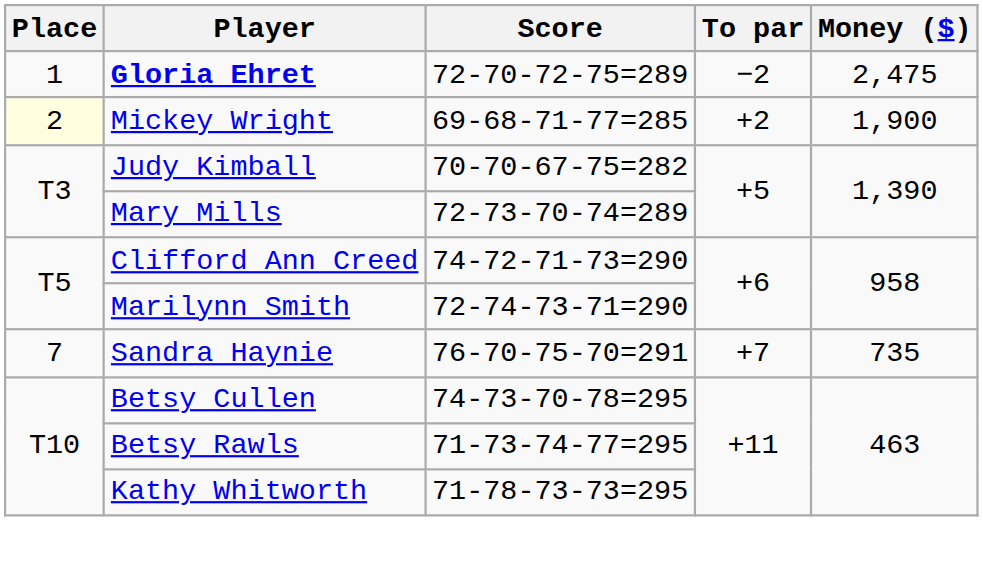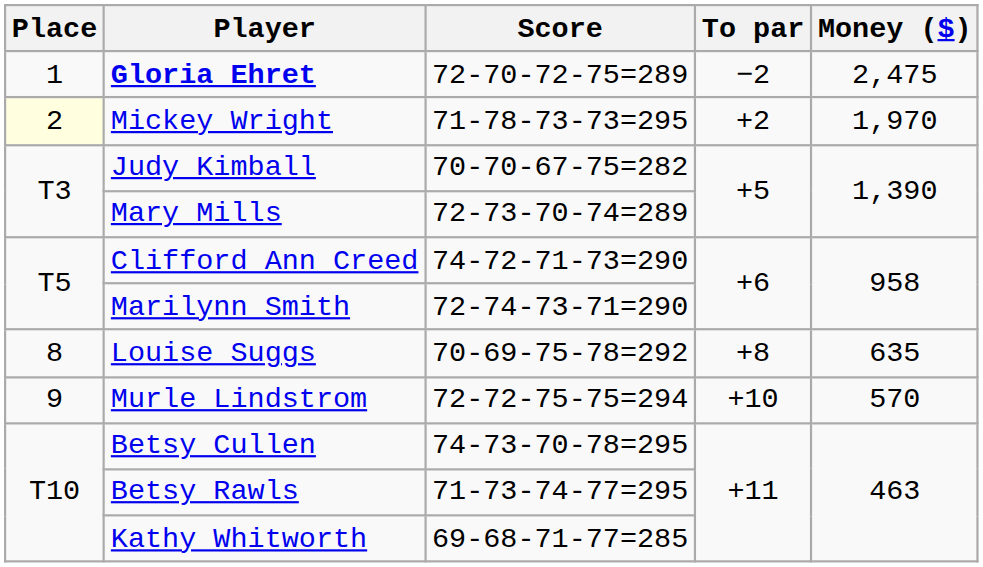(560, 121) 69-68-71-77=285 -> (560, 121) 71-78-73-73=295
(895, 121) 1,900 -> (895, 121) 1,970
- row: (222, 353)
+ row: (213, 353)
+ row: (239, 400)
(560, 492) 71-78-73-73=295 -> (560, 539) 69-68-71-77=285
